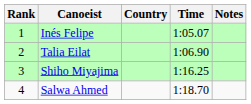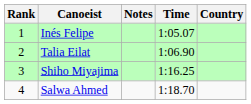columns swapped: (146, 14) <-> (229, 14)
